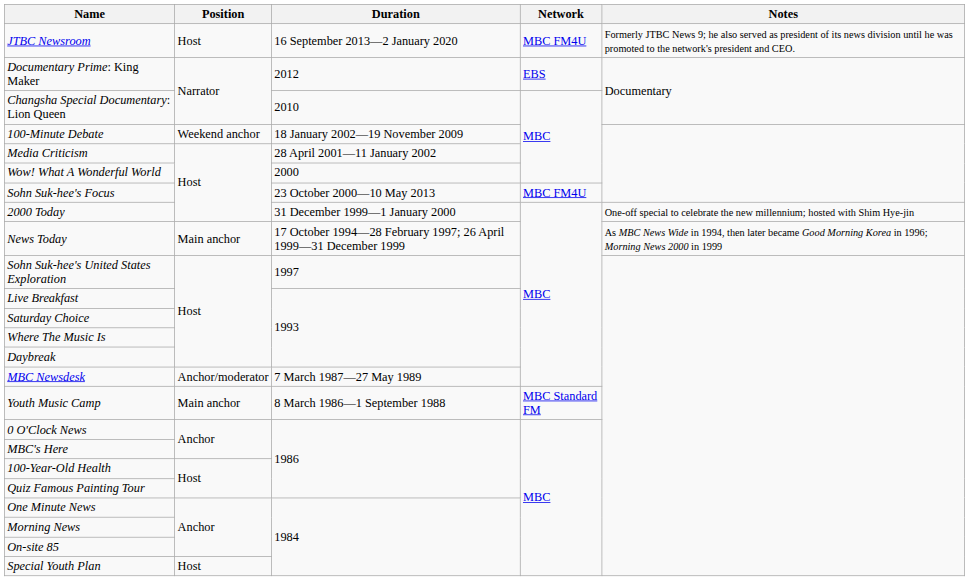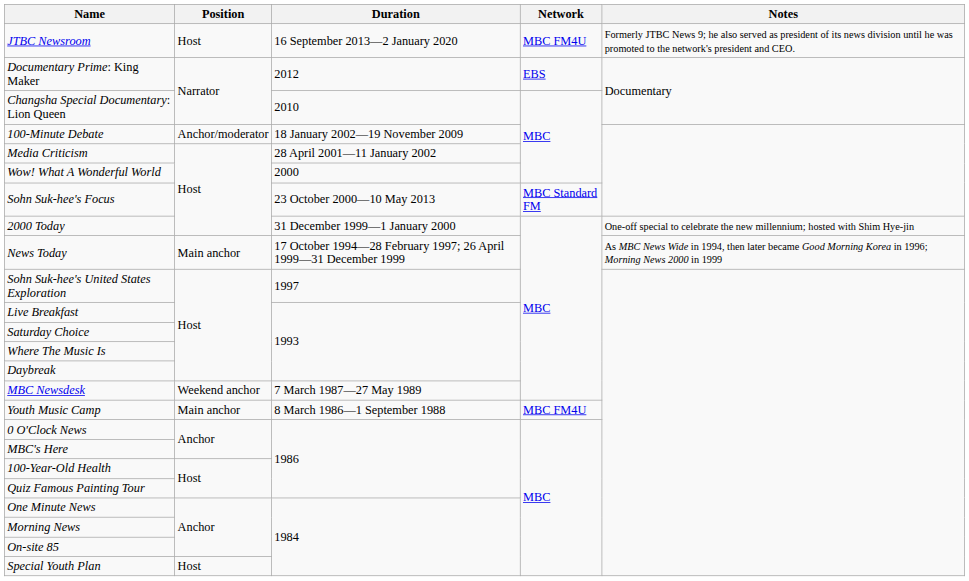(219, 134) Weekend anchor -> (223, 134) Anchor/moderator
(555, 192) MBC FM4U -> (560, 199) MBC Standard FM
(223, 376) Anchor/moderator -> (219, 390) Weekend anchor
(560, 403) MBC Standard FM -> (555, 410) MBC FM4U
